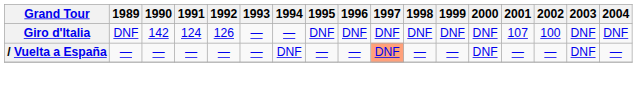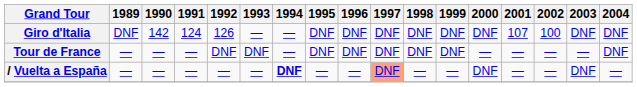+ row: (57, 52)
(289, 52) normal -> (289, 71) bold
